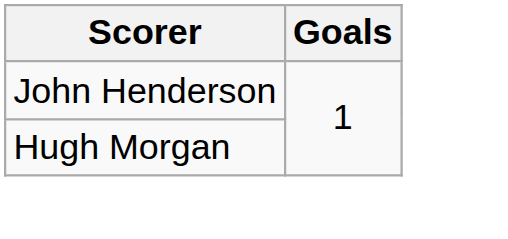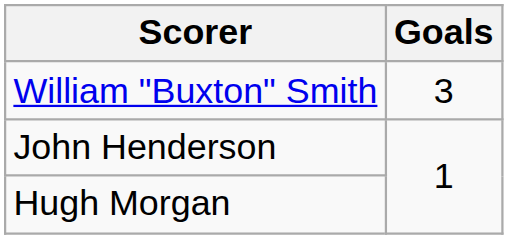+ row: (195, 89)
